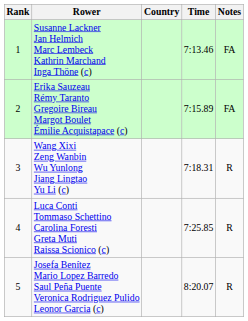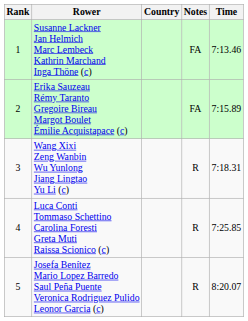columns swapped: (199, 12) <-> (230, 12)
